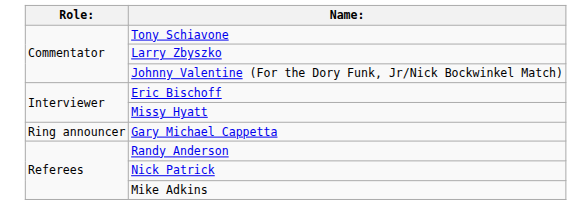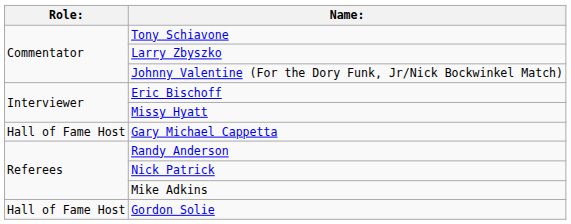(77, 132) Ring announcer -> (66, 132) Hall of Fame Host
+ row: (173, 210)
